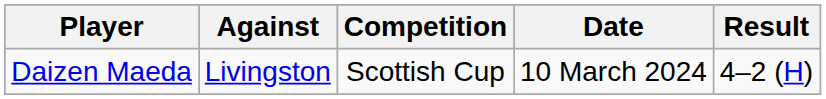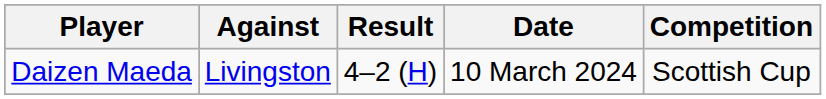columns swapped: (766, 26) <-> (425, 26)
